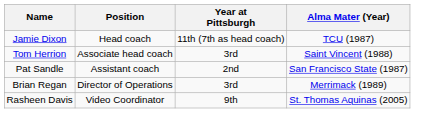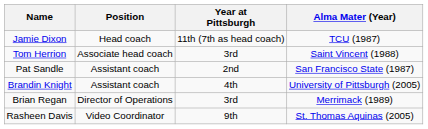+ row: (40, 85)
